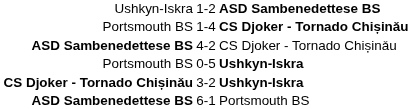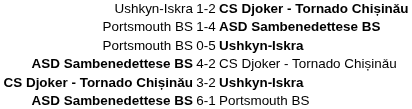(300, 8) ASD Sambenedettese BS -> (314, 8) CS Djoker - Tornado Chișinǎu
(314, 26) CS Djoker - Tornado Chișinǎu -> (300, 26) ASD Sambenedettese BS
rows swapped: (206, 63) <-> (206, 45)
